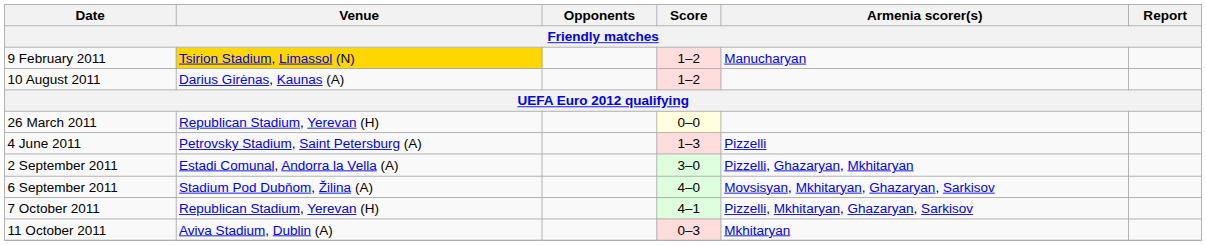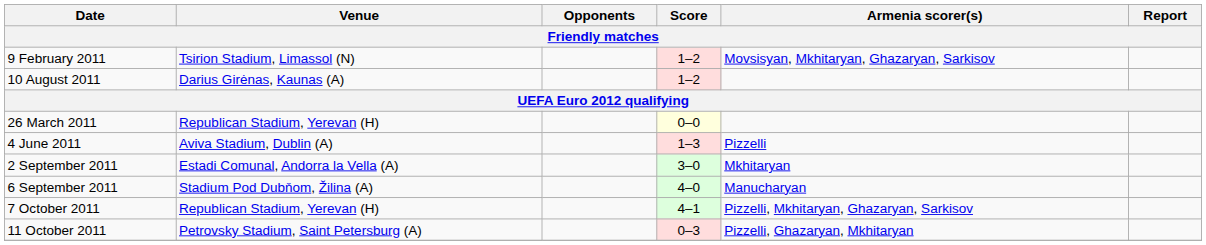(267, 58) gold background -> (267, 58) no background
(765, 58) Manucharyan -> (859, 58) Movsisyan, Mkhitaryan, Ghazaryan, Sarkisov
(300, 144) Petrovsky Stadium, Saint Petersburg (A) -> (256, 144) Aviva Stadium, Dublin (A)
(819, 165) Pizzelli, Ghazaryan, Mkhitaryan -> (757, 165) Mkhitaryan
(859, 187) Movsisyan, Mkhitaryan, Ghazaryan, Sarkisov -> (765, 187) Manucharyan
(256, 229) Aviva Stadium, Dublin (A) -> (300, 229) Petrovsky Stadium, Saint Petersburg (A)
(757, 229) Mkhitaryan -> (819, 229) Pizzelli, Ghazaryan, Mkhitaryan
